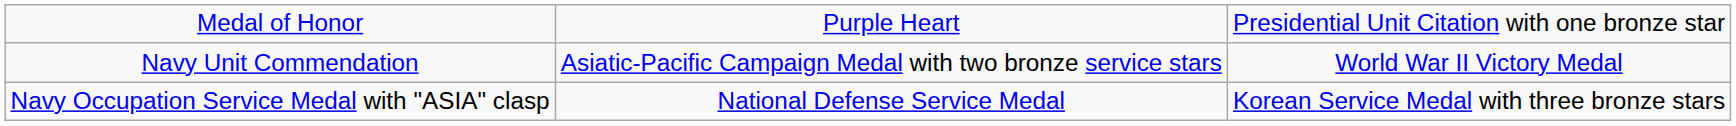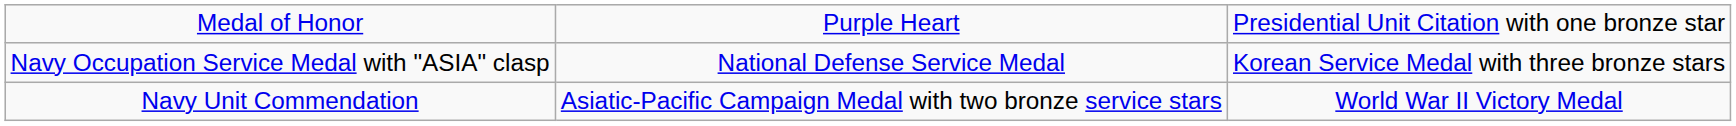rows swapped: (280, 62) <-> (280, 100)
